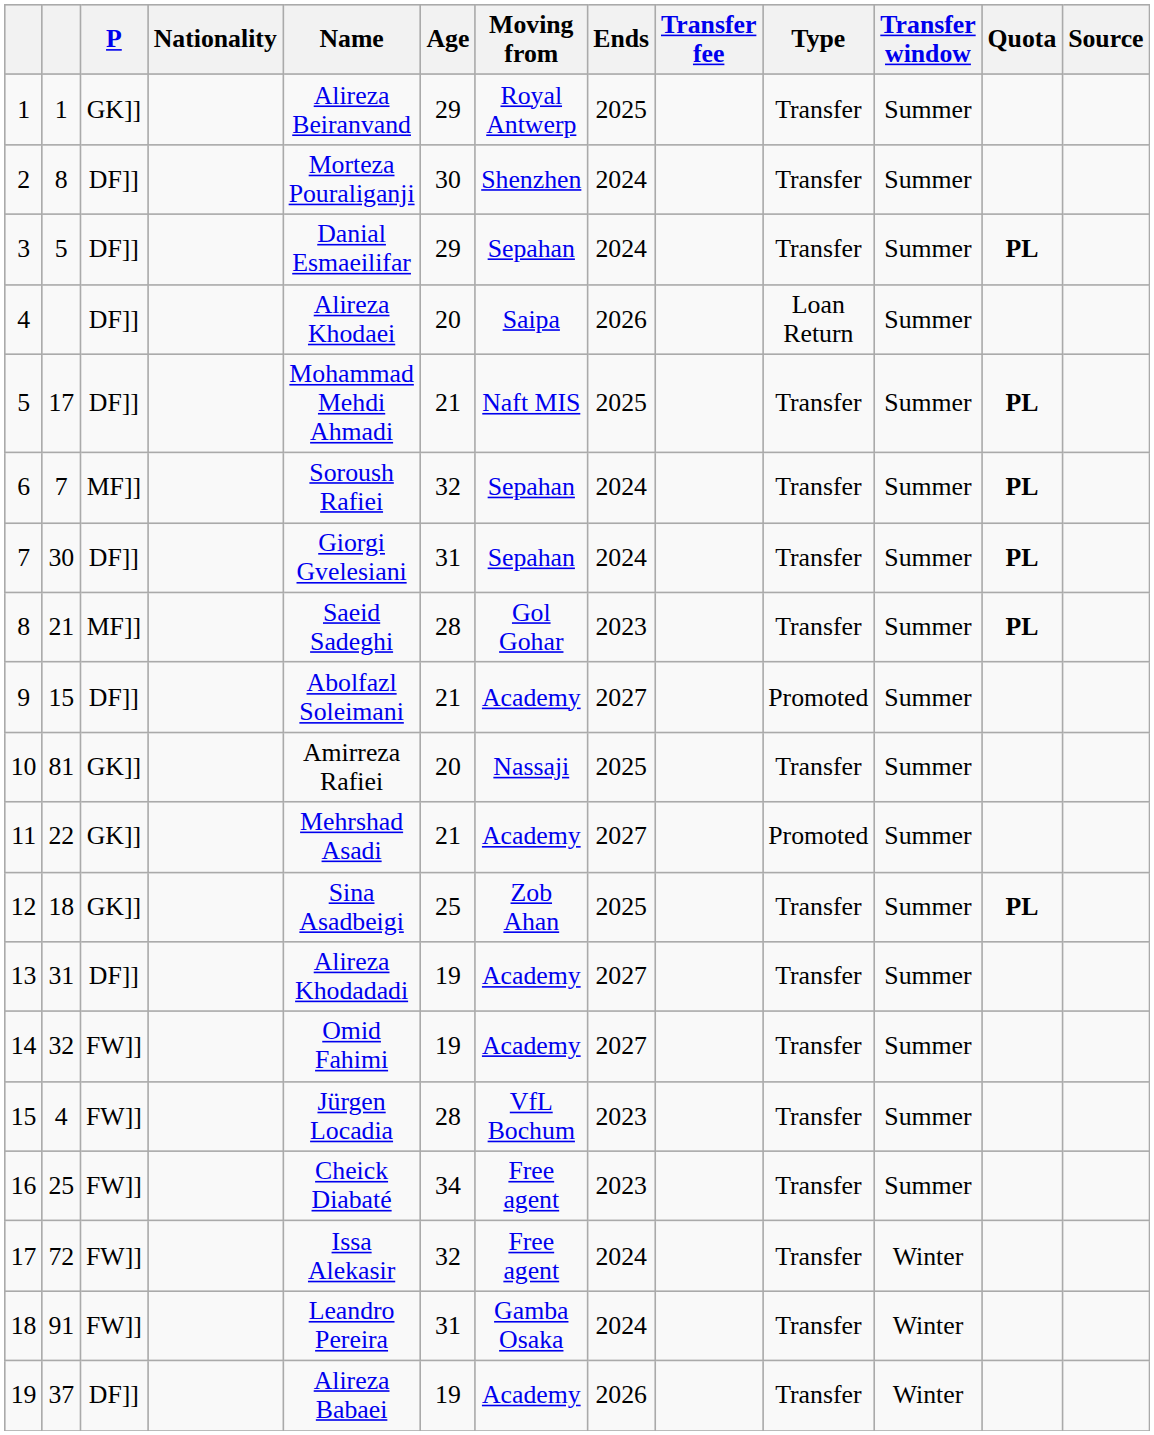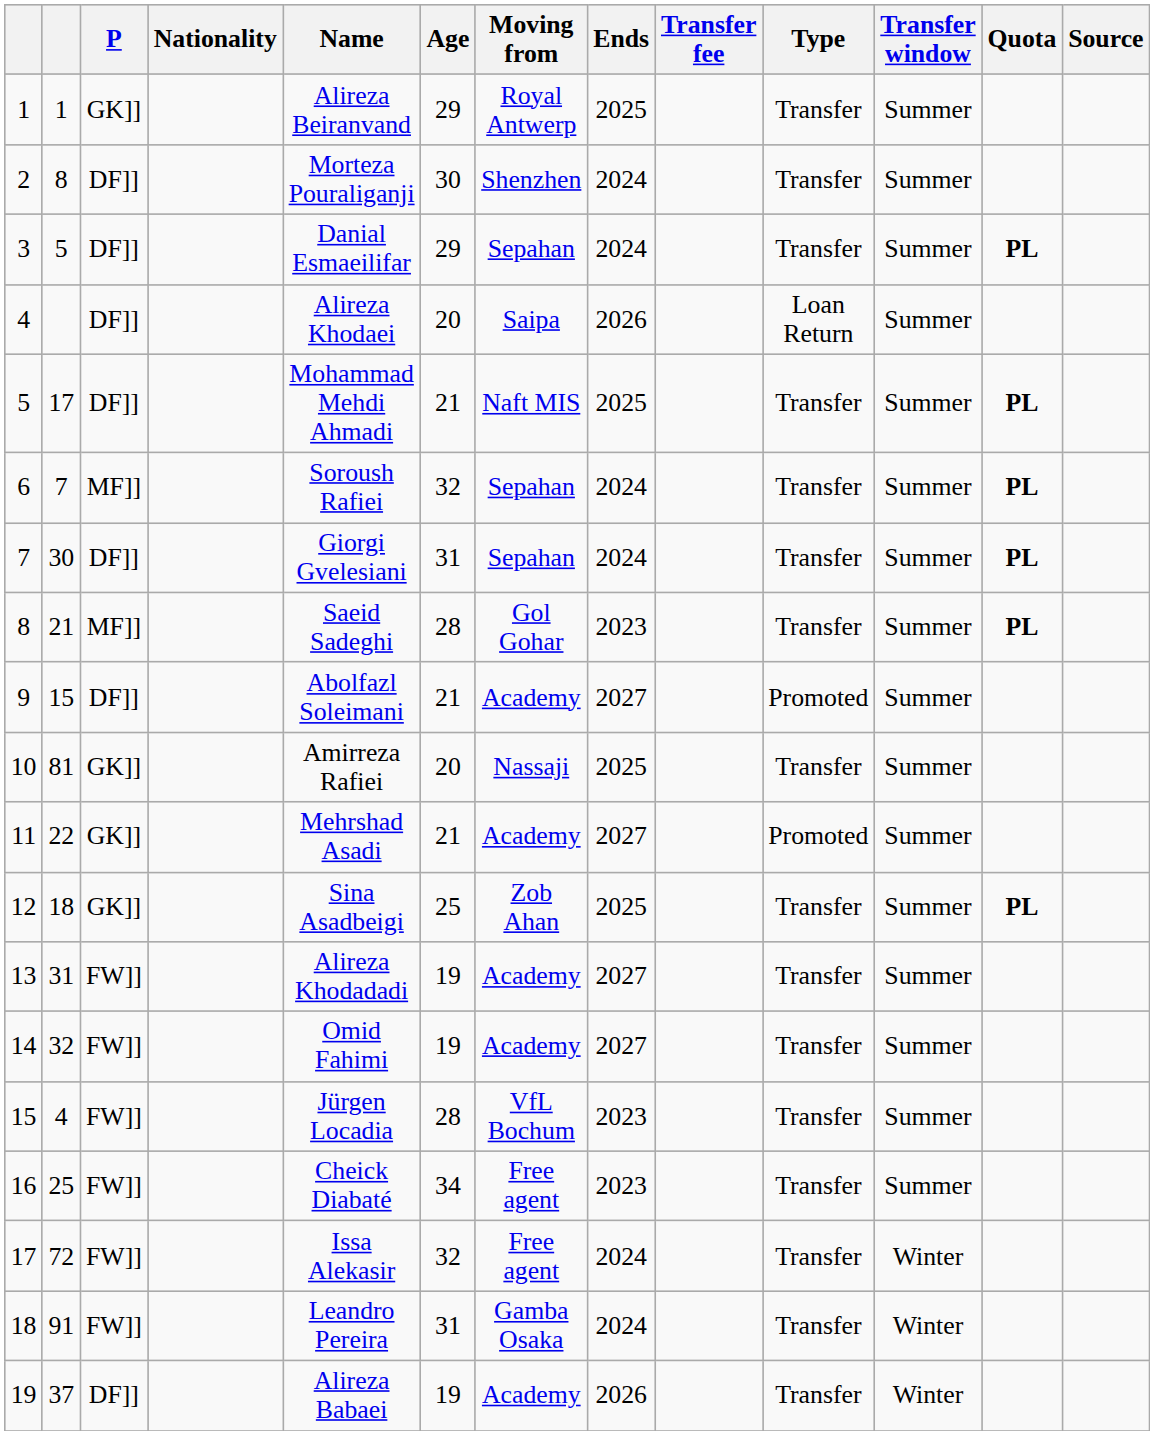(114, 976) DF]] -> (114, 976) FW]]
